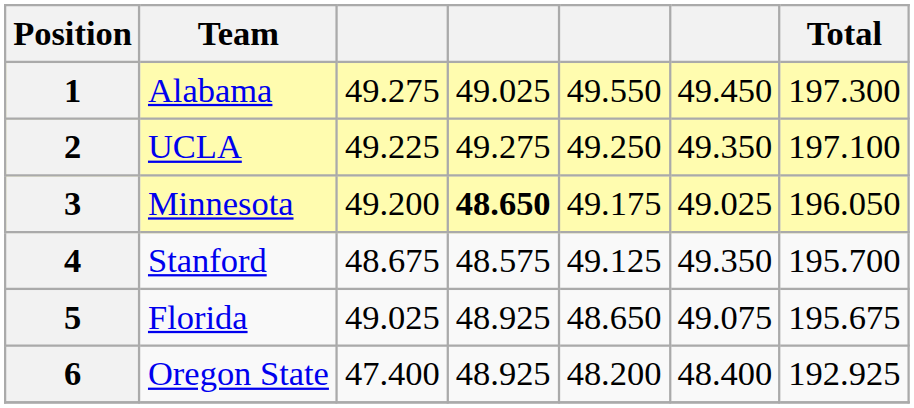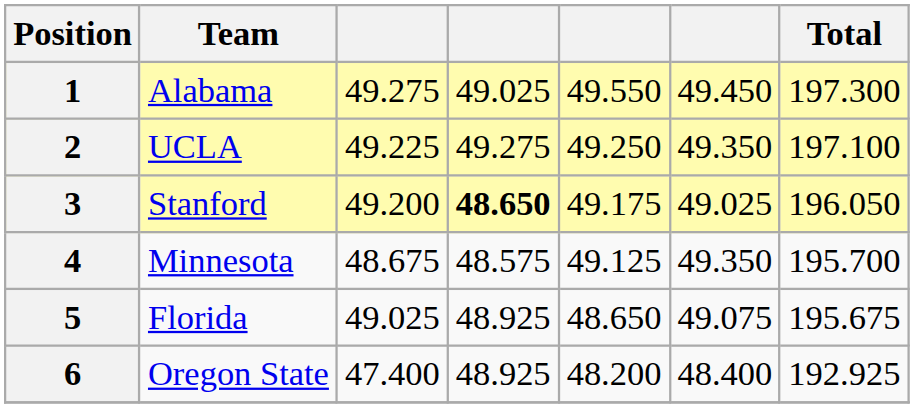(221, 203) Minnesota -> (207, 203) Stanford
(207, 260) Stanford -> (221, 260) Minnesota
